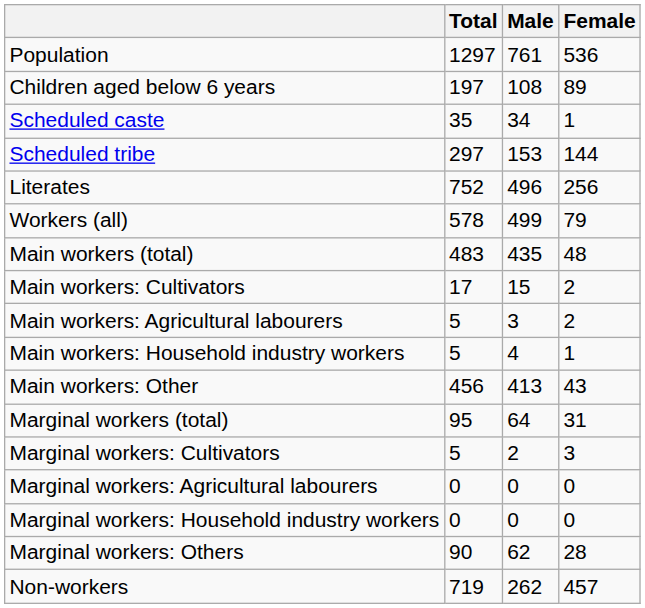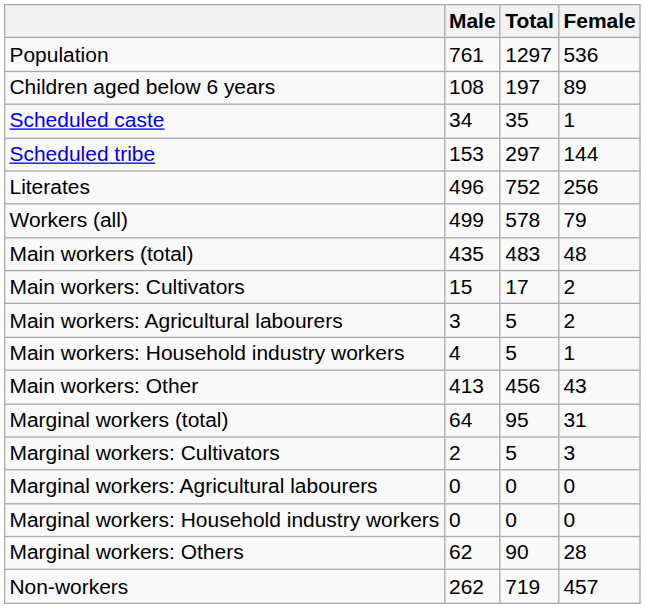columns swapped: (473, 21) <-> (530, 21)
